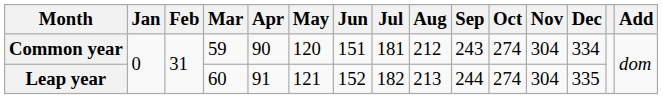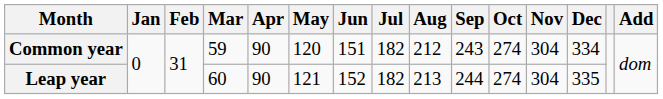(391, 49) 181 -> (391, 49) 182
(261, 78) 91 -> (261, 78) 90
